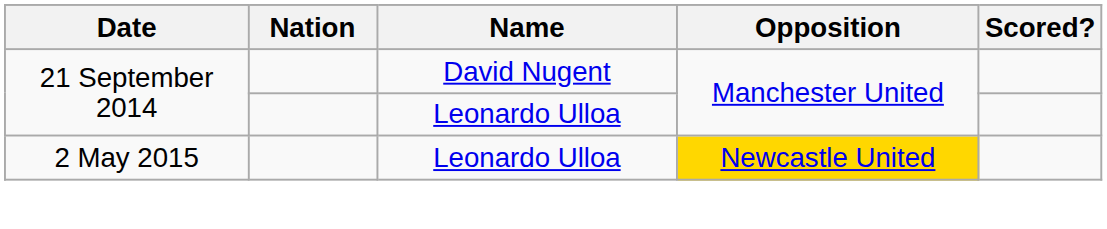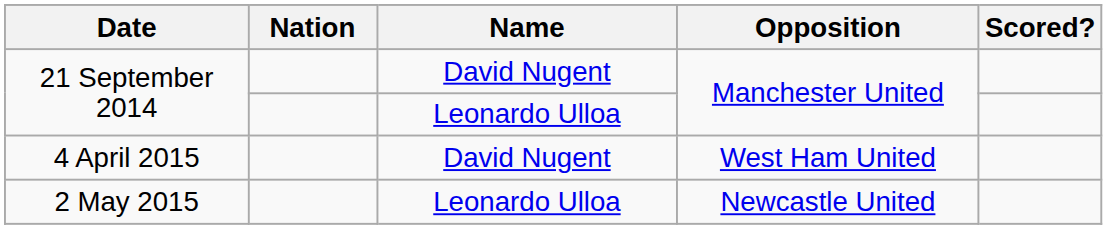+ row: (127, 158)
(828, 158) gold background -> (828, 202) no background
